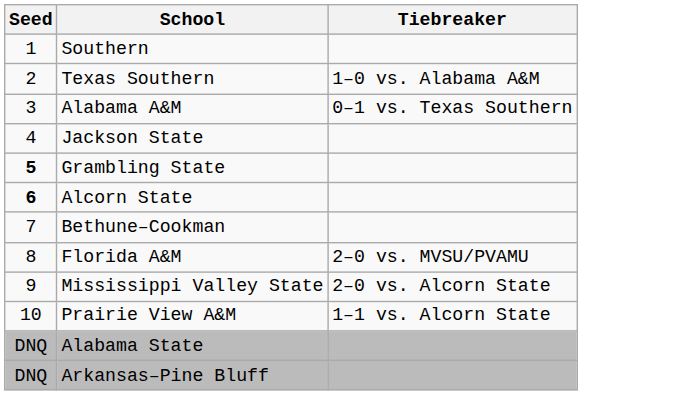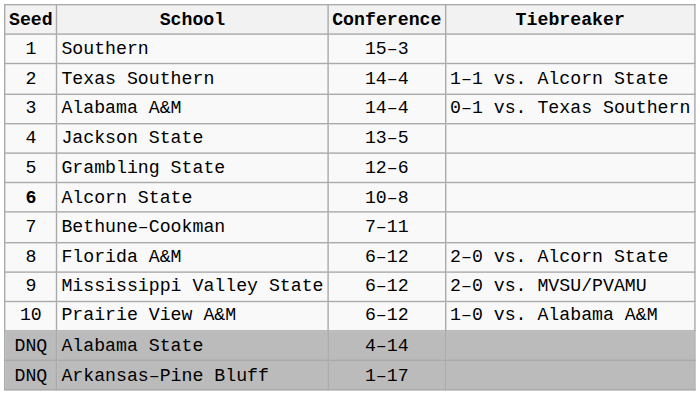+ column: (387, 20)
(436, 79) 1–0 vs. Alabama A&M -> (559, 79) 1–1 vs. Alcorn State
(31, 168) bold -> (31, 168) normal
(430, 257) 2–0 vs. MVSU/PVAMU -> (559, 257) 2–0 vs. Alcorn State
(441, 286) 2–0 vs. Alcorn State -> (548, 286) 2–0 vs. MVSU/PVAMU
(441, 316) 1–1 vs. Alcorn State -> (554, 316) 1–0 vs. Alabama A&M
